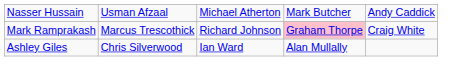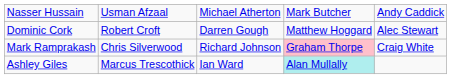+ row: (39, 30)
(148, 30) Marcus Trescothick -> (142, 47) Chris Silverwood
(142, 47) Chris Silverwood -> (148, 64) Marcus Trescothick
(317, 47) no background -> (317, 64) paleturquoise background
